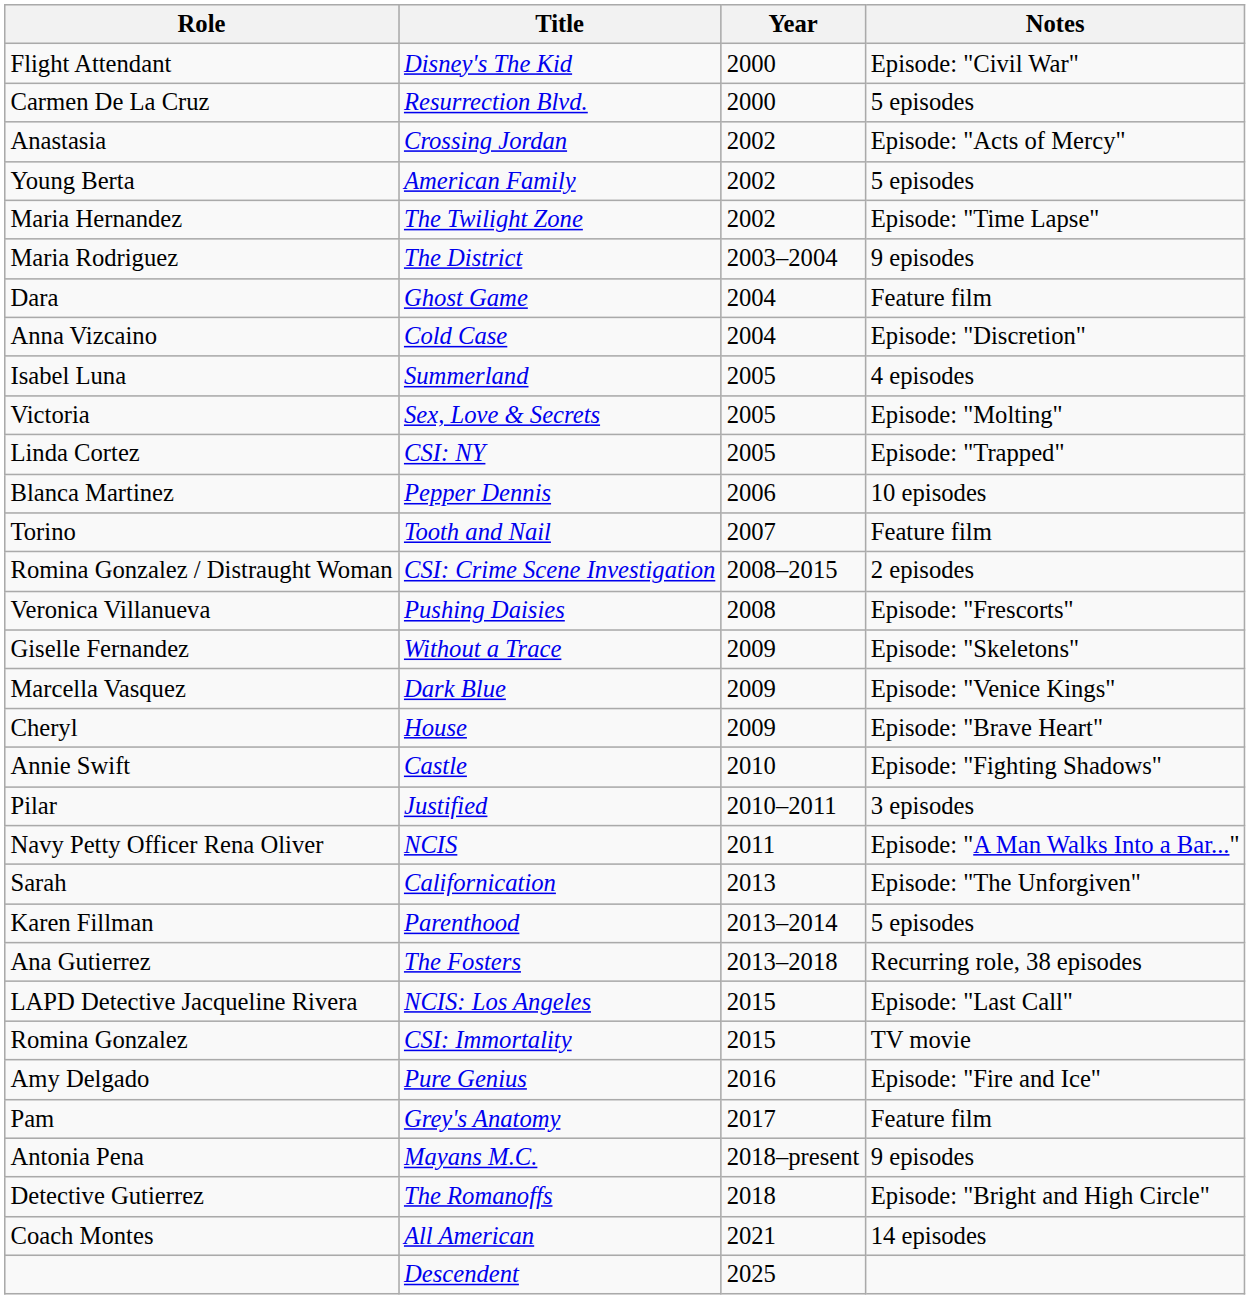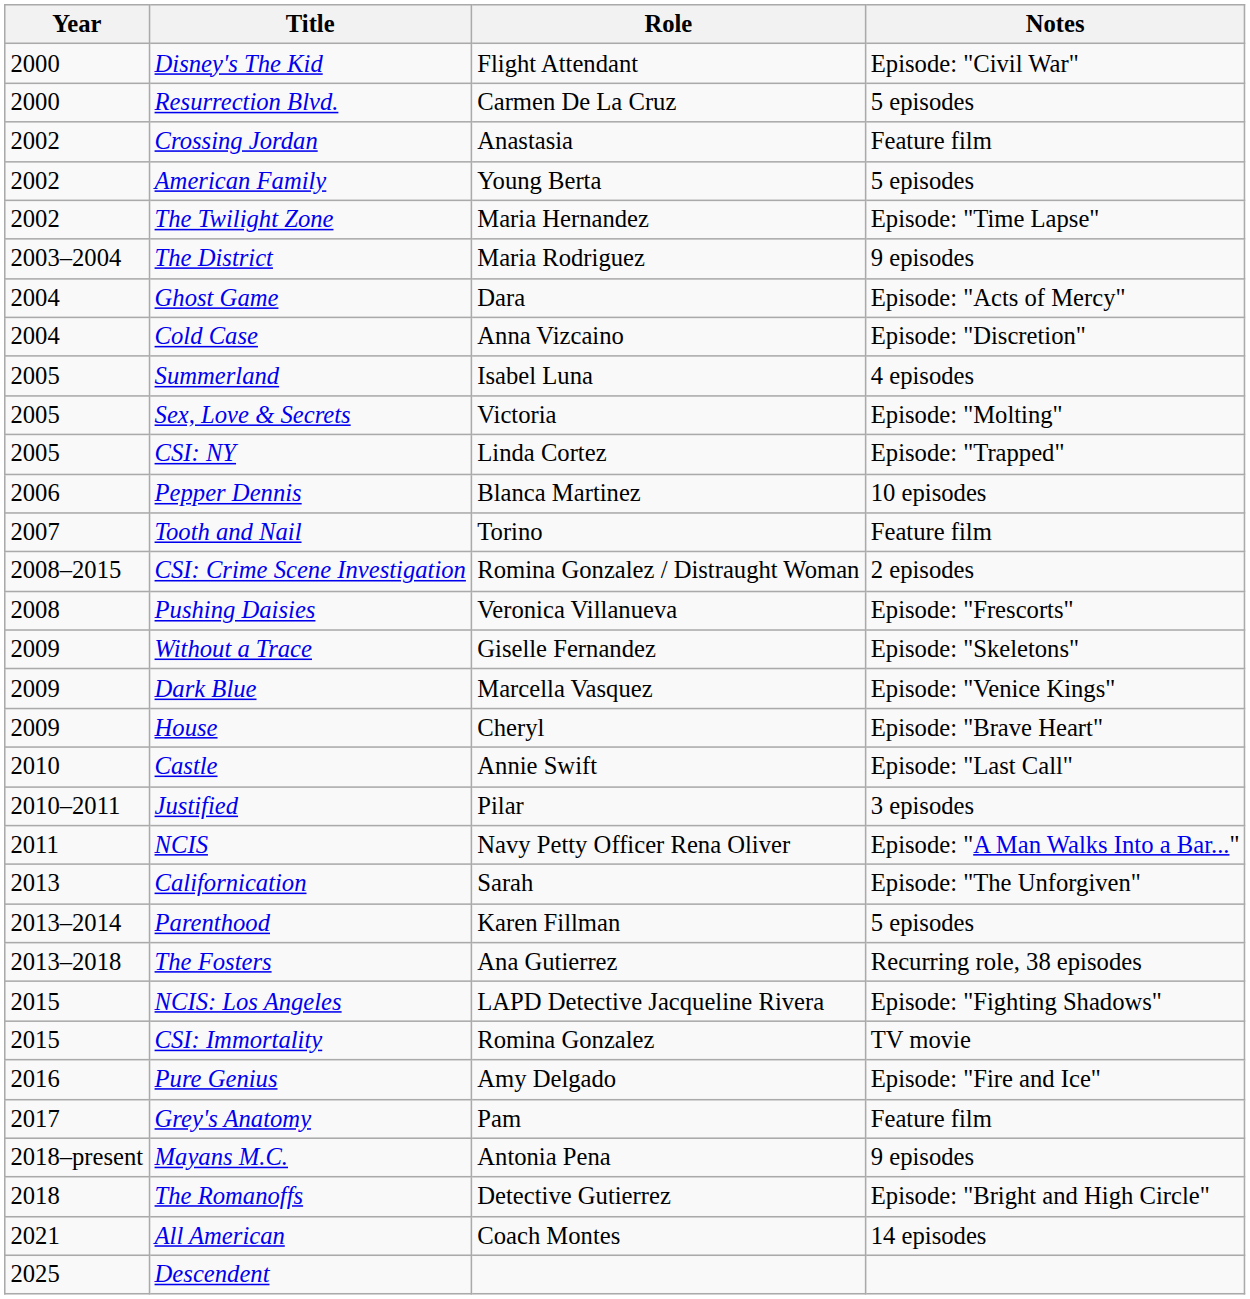columns swapped: (793, 24) <-> (202, 24)
(998, 141) Episode: "Acts of Mercy" -> (931, 141) Feature film
(931, 297) Feature film -> (998, 297) Episode: "Acts of Mercy"
(1016, 766) Episode: "Fighting Shadows" -> (972, 766) Episode: "Last Call"
(972, 1000) Episode: "Last Call" -> (1016, 1000) Episode: "Fighting Shadows"
